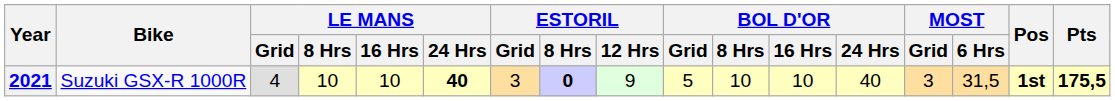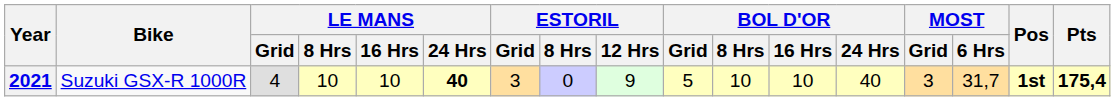(568, 80) bold -> (568, 80) normal
(981, 80) 31,5 -> (981, 80) 31,7
(1082, 80) 175,5 -> (1082, 80) 175,4
